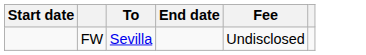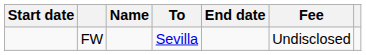+ column: (129, 15)
